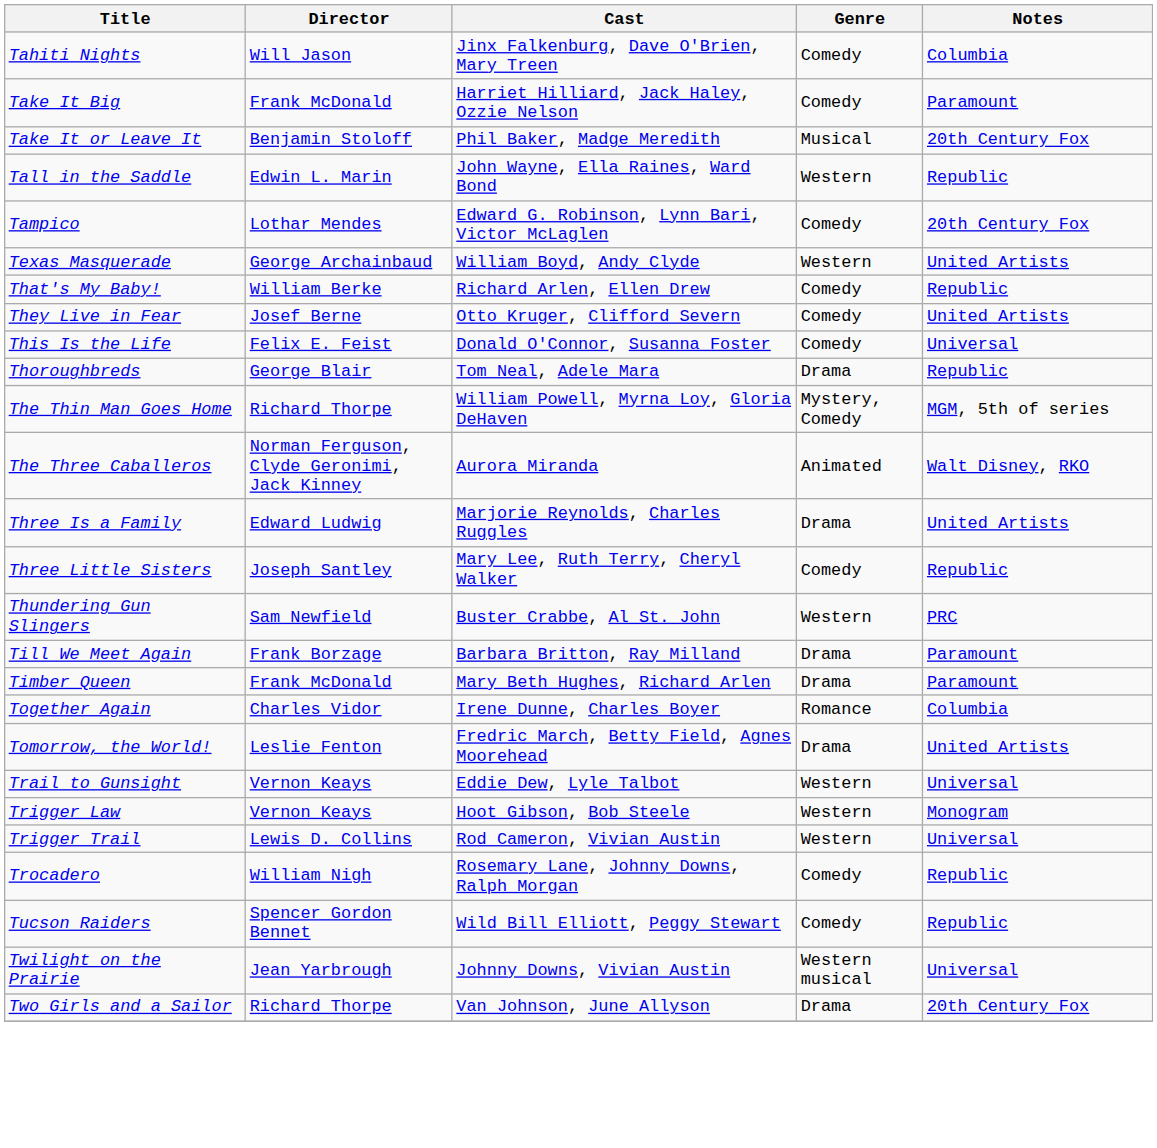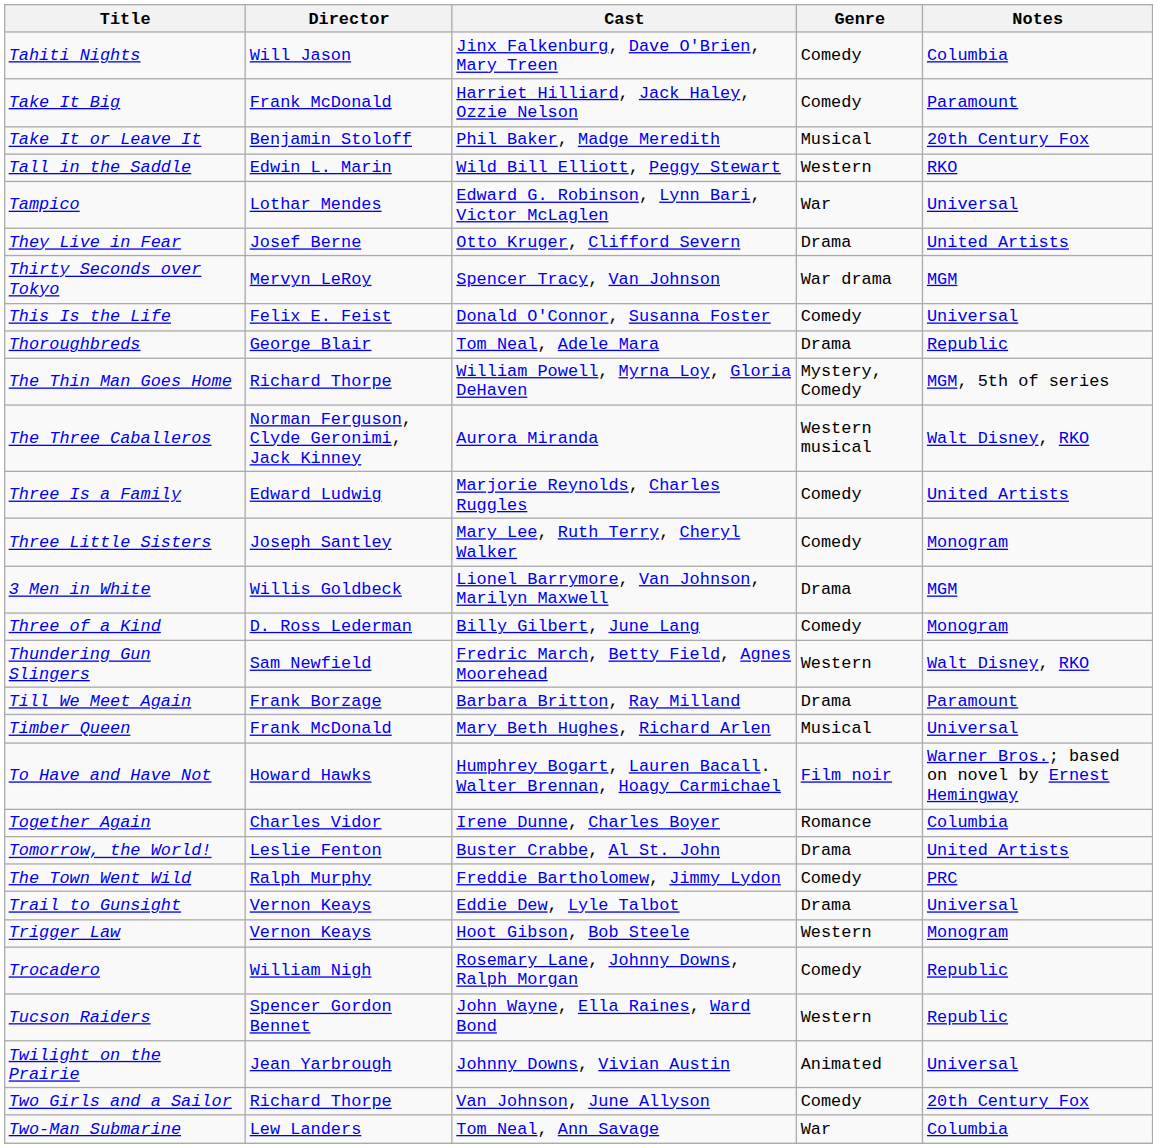(603, 177) John Wayne, Ella Raines, Ward Bond -> (619, 168) Wild Bill Elliott, Peggy Stewart
(968, 177) Republic -> (942, 168) RKO
(831, 224) Comedy -> (816, 205) War
(1008, 224) 20th Century Fox -> (973, 205) Universal
- row: (90, 262)
- row: (85, 289)
(831, 317) Comedy -> (826, 242) Drama
+ row: (105, 279)
(841, 466) Animated -> (836, 438) Western musical
(826, 523) Drama -> (831, 495) Comedy
(968, 570) Republic -> (968, 542) Monogram
+ row: (80, 589)
+ row: (85, 627)
(588, 617) Buster Crabbe, Al St. John -> (624, 664) Fredric March, Betty Field, Agnes Moorehead
(942, 617) PRC -> (1008, 664) Walt Disney, RKO
(826, 682) Drama -> (836, 729) Musical
(973, 682) Paramount -> (973, 729) Universal
+ row: (110, 776)
(624, 747) Fredric March, Betty Field, Agnes Moorehead -> (588, 850) Buster Crabbe, Al St. John
+ row: (100, 878)
(836, 784) Western -> (826, 905) Drama
- row: (75, 839)
(619, 923) Wild Bill Elliott, Peggy Stewart -> (603, 1017) John Wayne, Ella Raines, Ward Bond
(831, 923) Comedy -> (836, 1017) Western
(836, 970) Western musical -> (841, 1064) Animated
(826, 1008) Drama -> (831, 1102) Comedy
+ row: (95, 1129)
